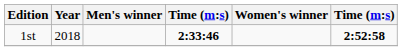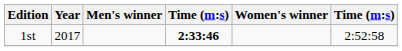(67, 35) 2018 -> (67, 35) 2017
(364, 35) bold -> (364, 35) normal
